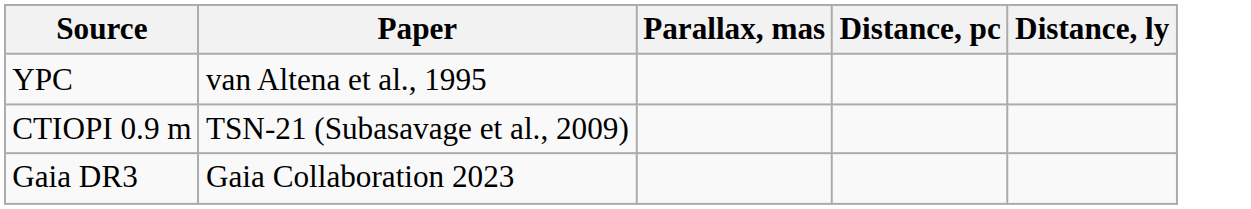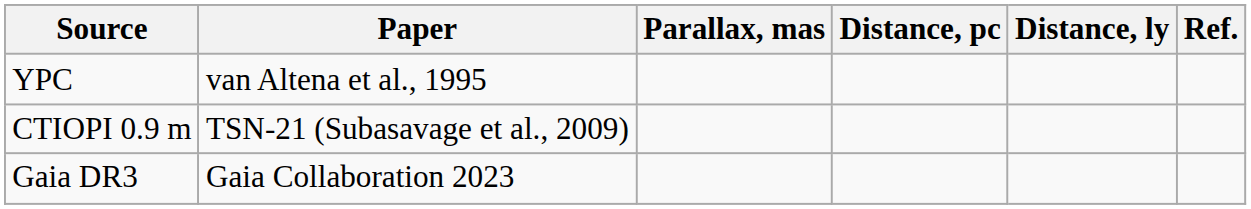+ column: (1211, 29)
